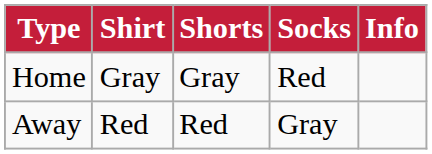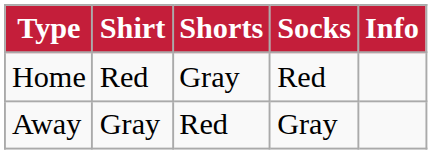(130, 76) Gray -> (124, 76) Red
(124, 124) Red -> (130, 124) Gray
